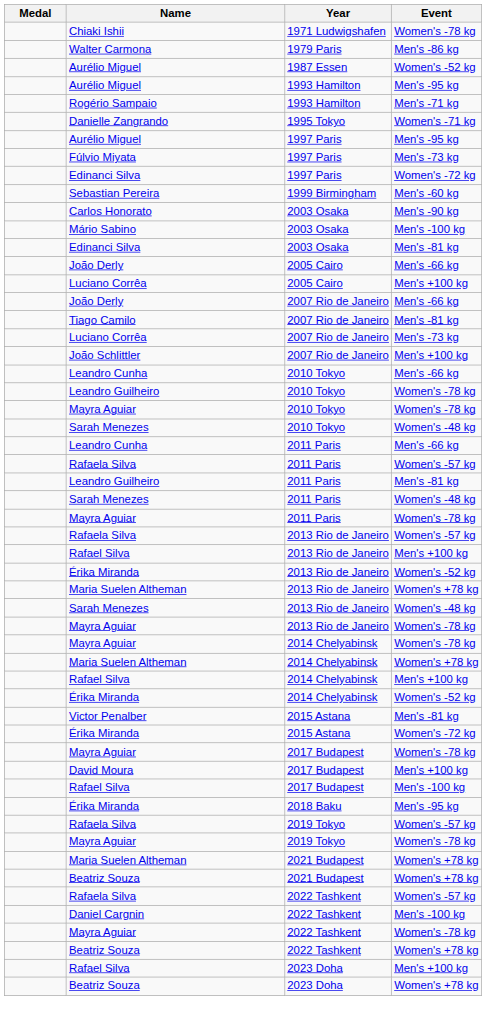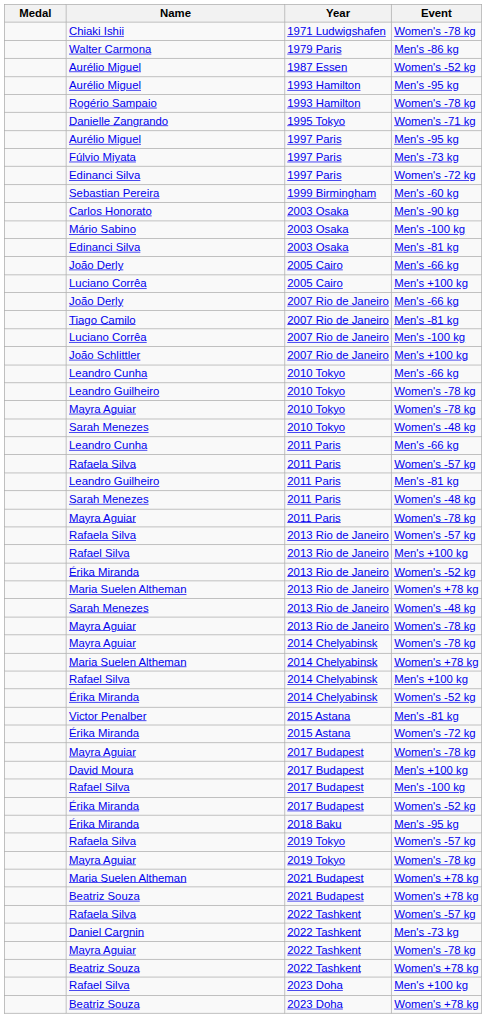(427, 103) Men's -71 kg -> (435, 103) Women's -78 kg
(427, 337) Men's -73 kg -> (430, 337) Men's -100 kg
+ row: (104, 806)
(430, 914) Men's -100 kg -> (427, 932) Men's -73 kg
